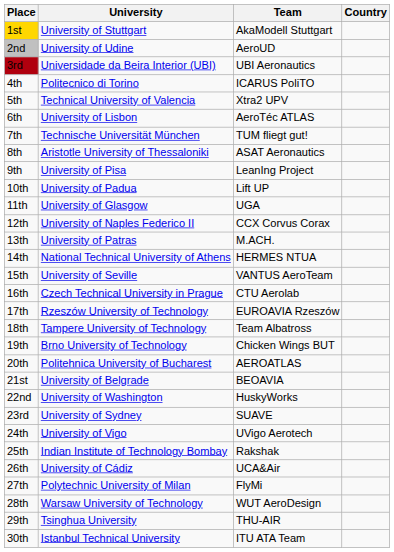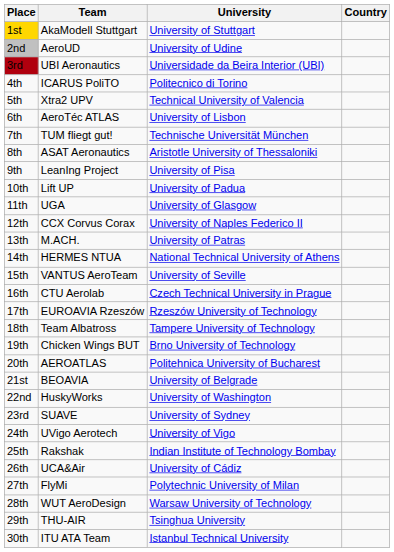columns swapped: (288, 13) <-> (136, 13)
